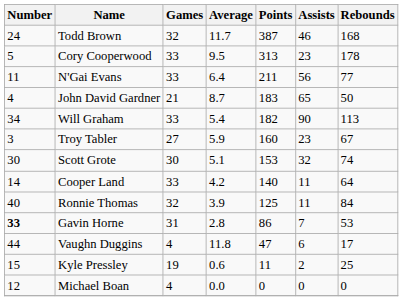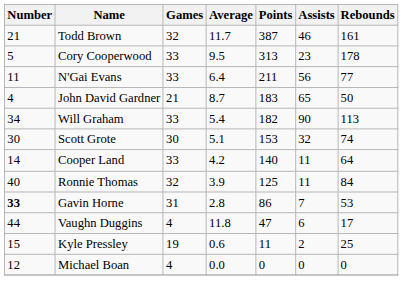(14, 35) 24 -> (14, 35) 21
(350, 35) 168 -> (350, 35) 161
- row: (88, 139)
